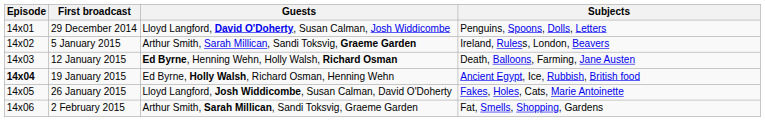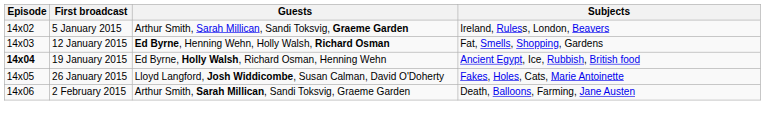- row: (94, 28)
(548, 60) Death, Balloons, Farming, Jane Austen -> (532, 44) Fat, Smells, Shopping, Gardens
(532, 108) Fat, Smells, Shopping, Gardens -> (548, 92) Death, Balloons, Farming, Jane Austen
